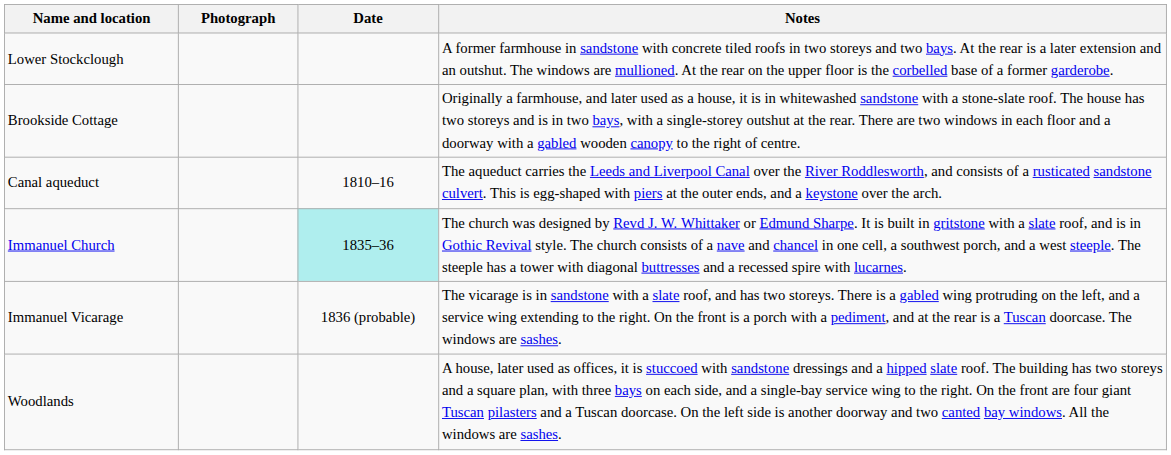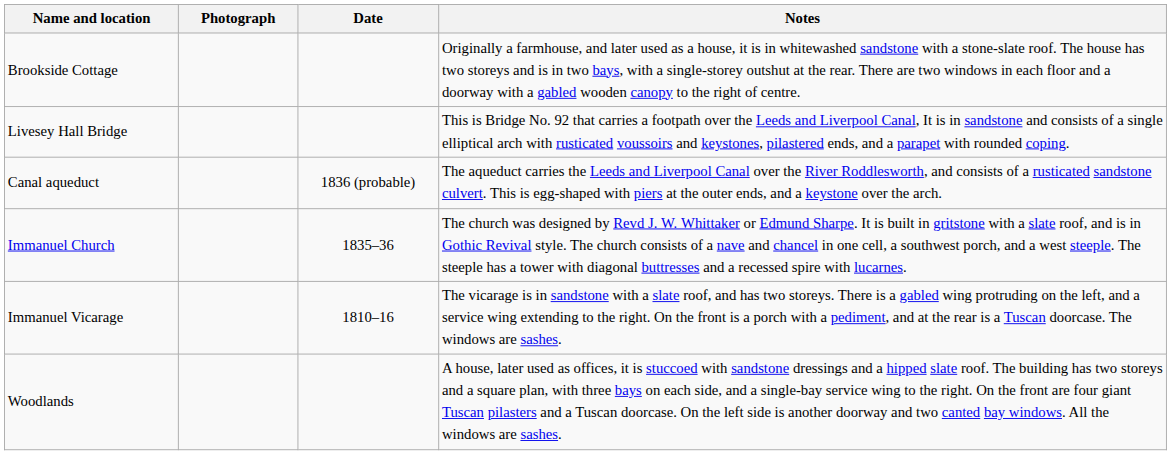- row: (66, 58)
+ row: (68, 131)
(368, 182) 1810–16 -> (368, 182) 1836 (probable)
(368, 244) paleturquoise background -> (368, 244) no background
(368, 317) 1836 (probable) -> (368, 317) 1810–16
